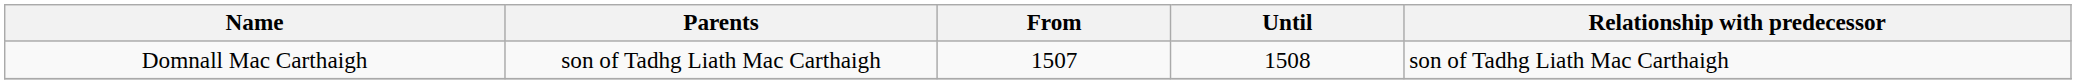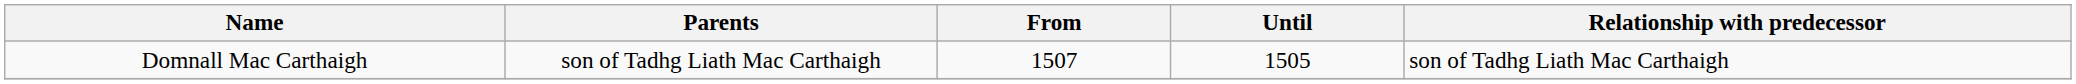(1287, 59) 1508 -> (1287, 59) 1505
